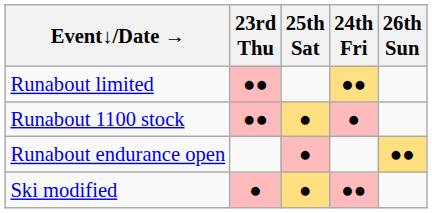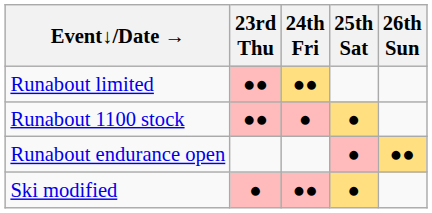columns swapped: (354, 35) <-> (305, 35)
